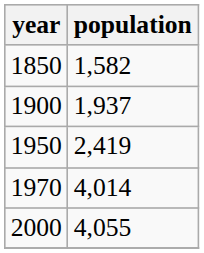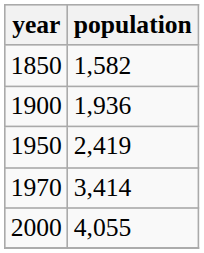(103, 106) 1,937 -> (103, 106) 1,936
(103, 187) 4,014 -> (103, 187) 3,414
